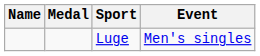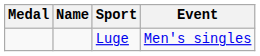columns swapped: (68, 16) <-> (24, 16)
